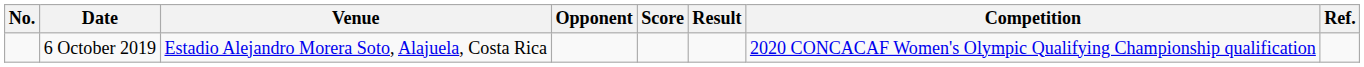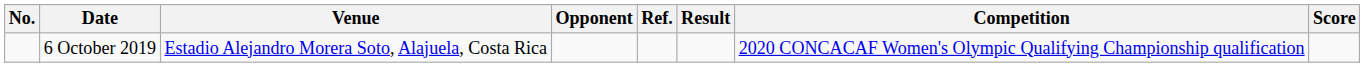columns swapped: (663, 18) <-> (1340, 18)
